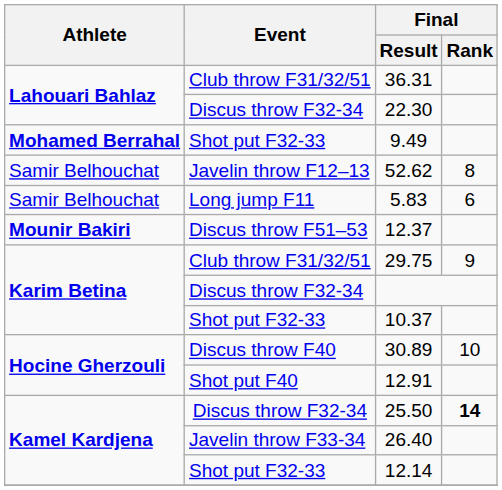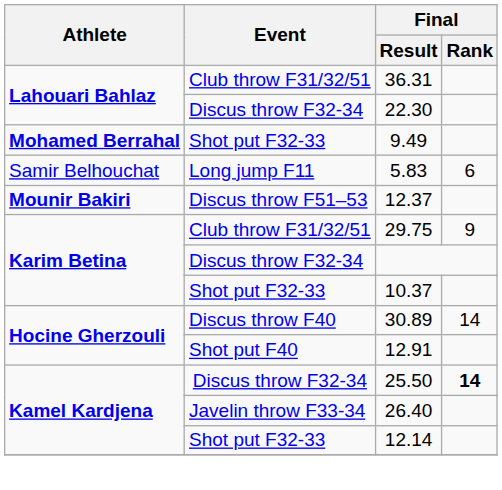- row: (279, 170)
(470, 350) 10 -> (470, 320) 14
